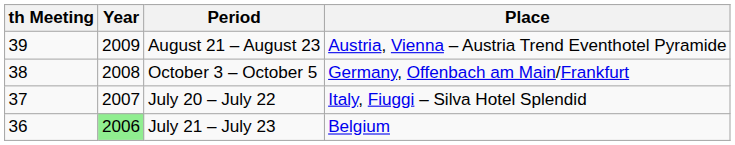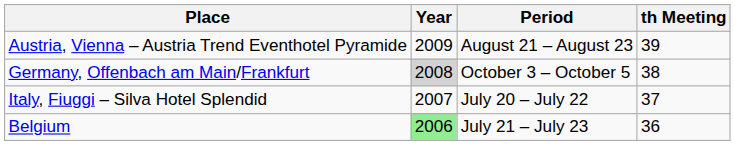columns swapped: (51, 18) <-> (527, 18)
(121, 72) no background -> (434, 72) lightgrey background
